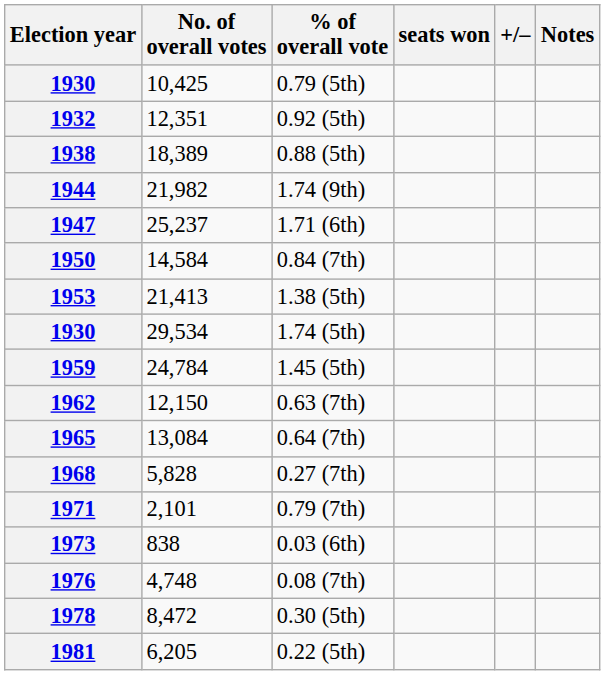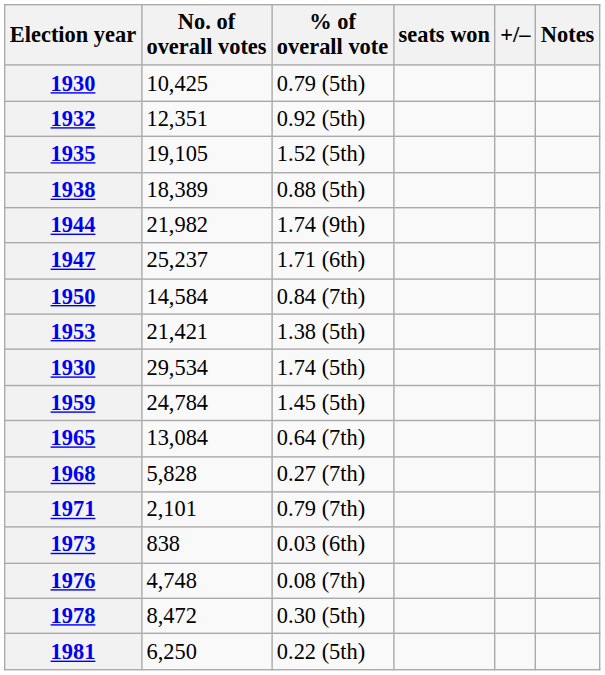+ row: (73, 154)
(177, 296) 21,413 -> (177, 331) 21,421
- row: (73, 402)
(172, 651) 6,205 -> (172, 651) 6,250
